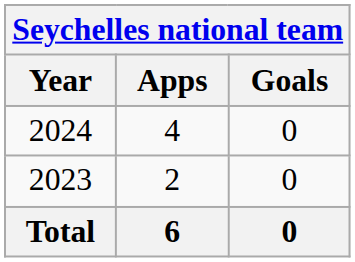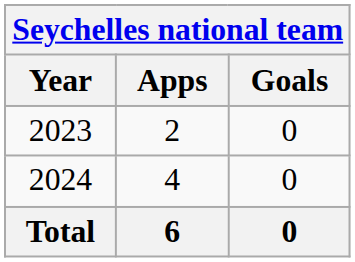rows swapped: (60, 180) <-> (60, 130)
